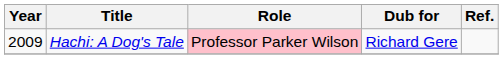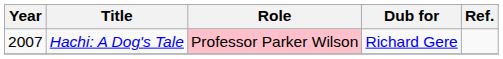(25, 41) 2009 -> (25, 41) 2007
